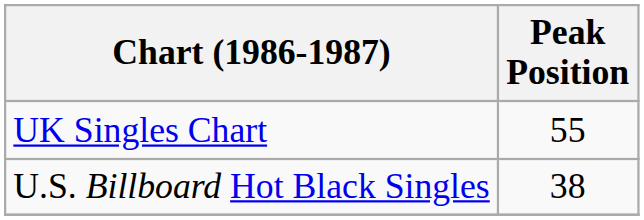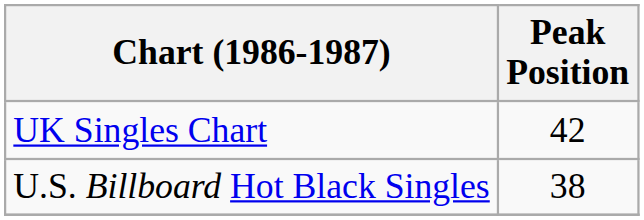(568, 129) 55 -> (568, 129) 42
